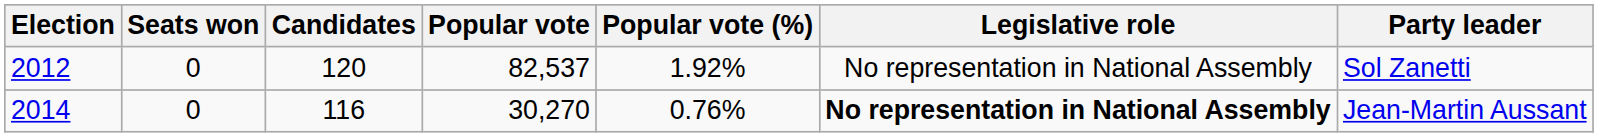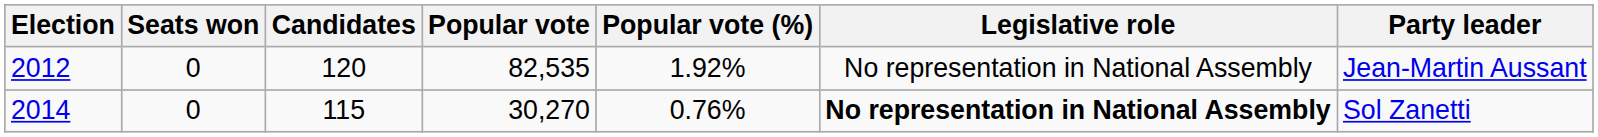(549, 68) 82,537 -> (549, 68) 82,535
(1407, 68) Sol Zanetti -> (1465, 68) Jean-Martin Aussant
(344, 110) 116 -> (344, 110) 115
(1465, 110) Jean-Martin Aussant -> (1407, 110) Sol Zanetti
